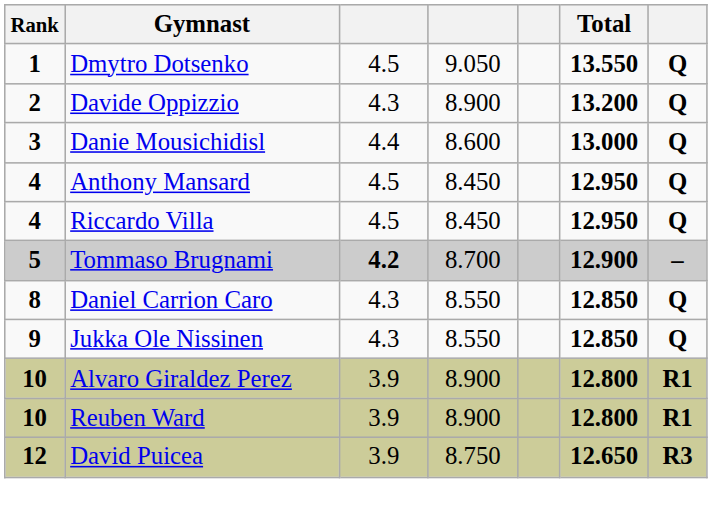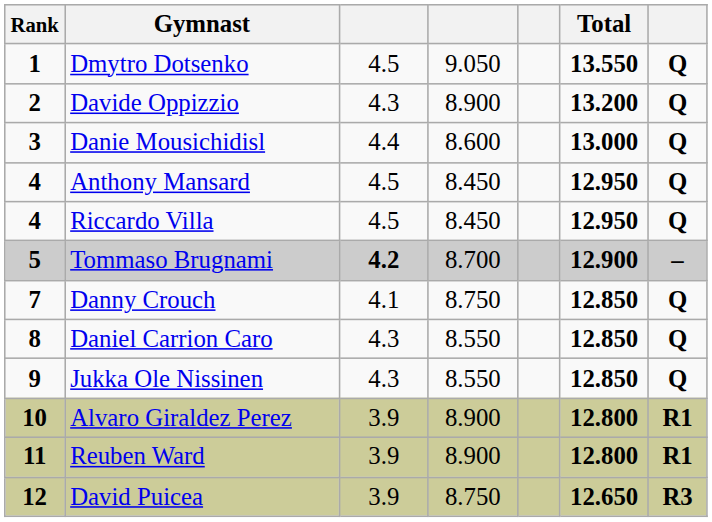+ row: (143, 299)
(35, 417) 10 -> (35, 456) 11
